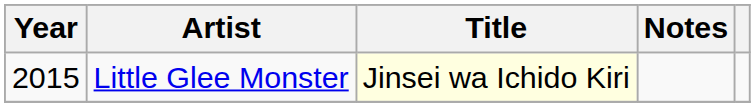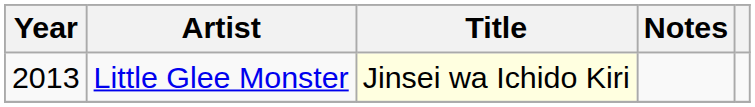(46, 76) 2015 -> (46, 76) 2013
